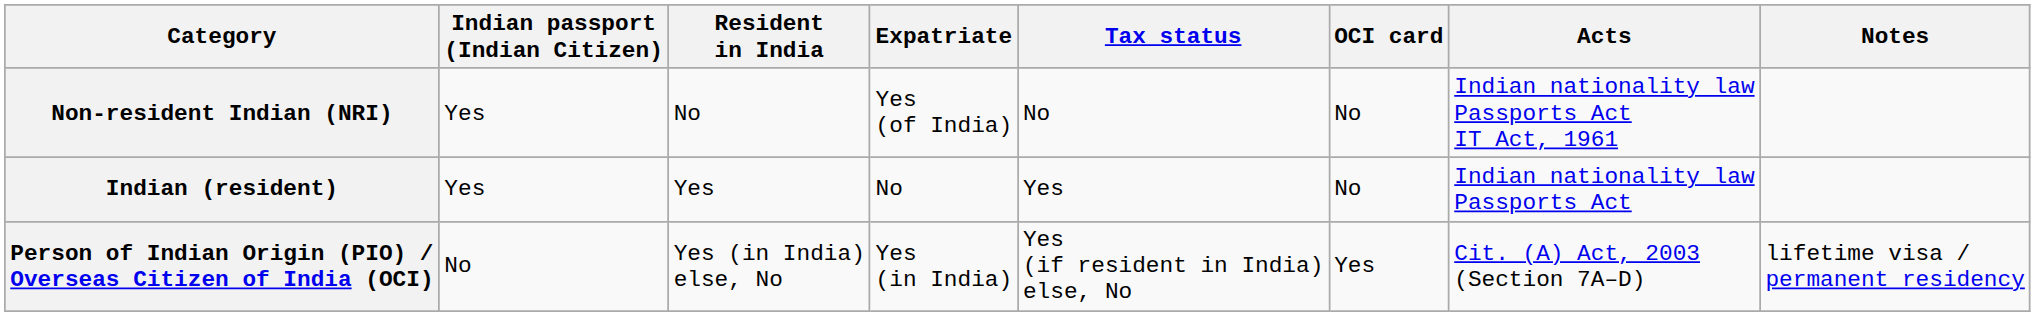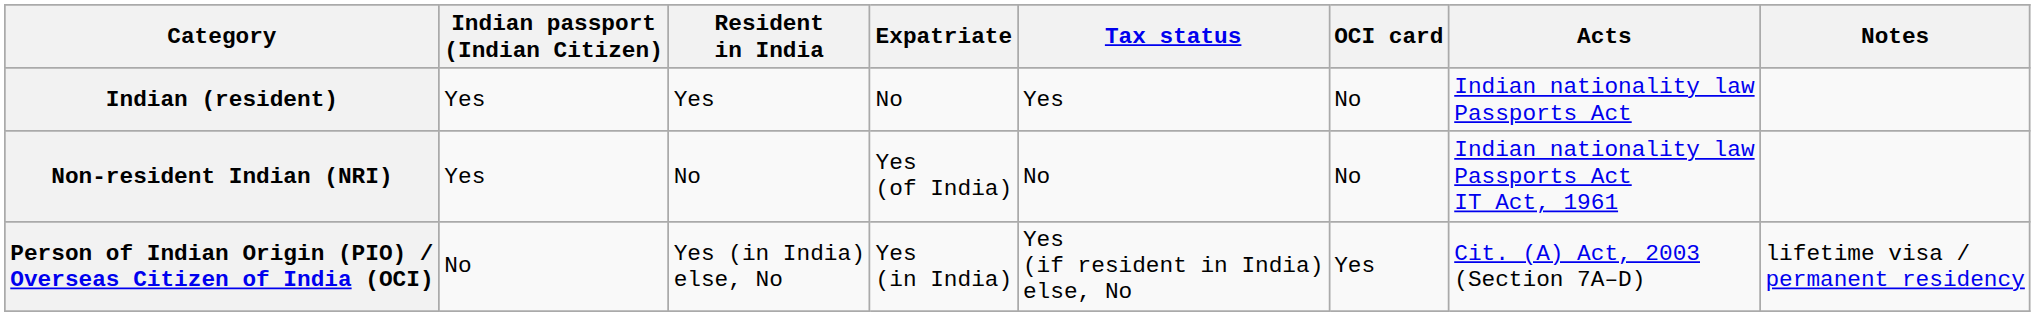rows swapped: (222, 189) <-> (222, 113)
